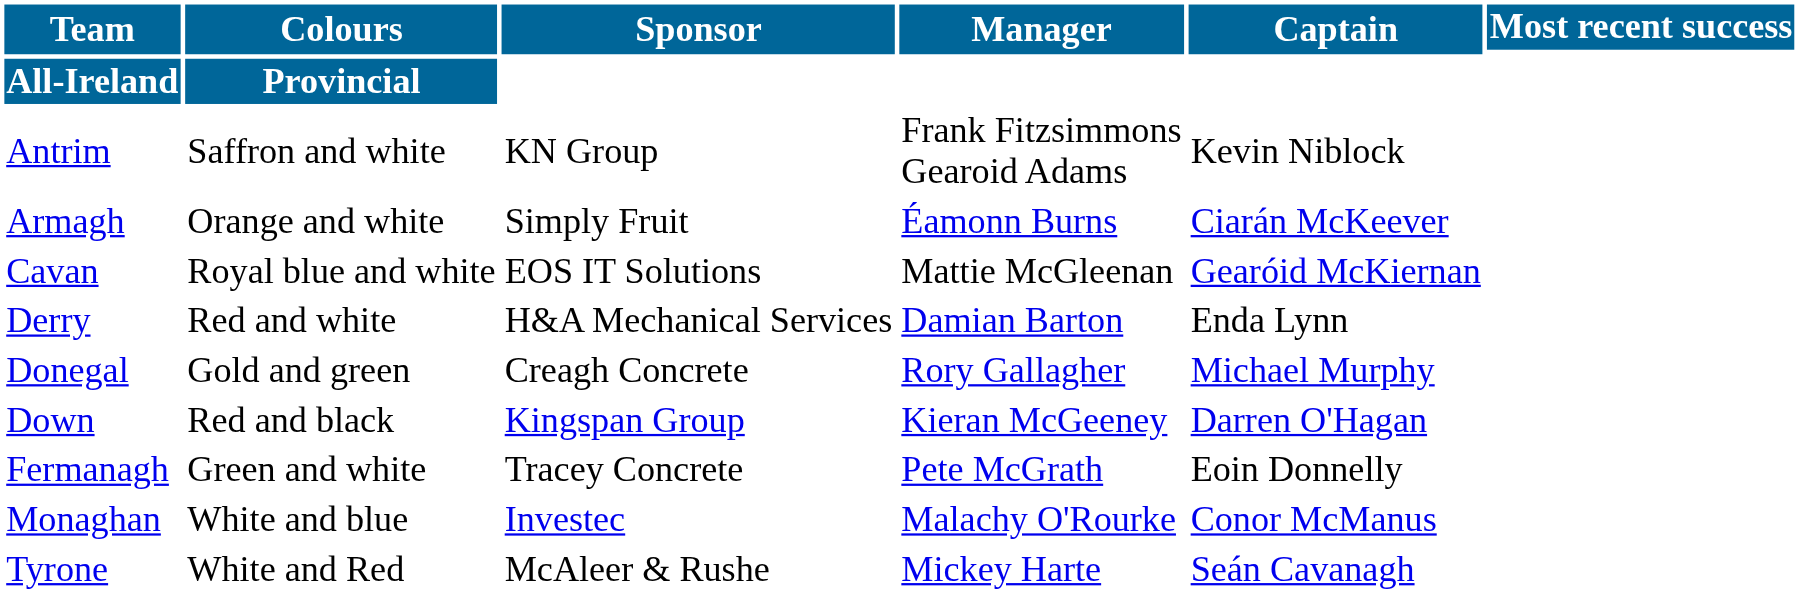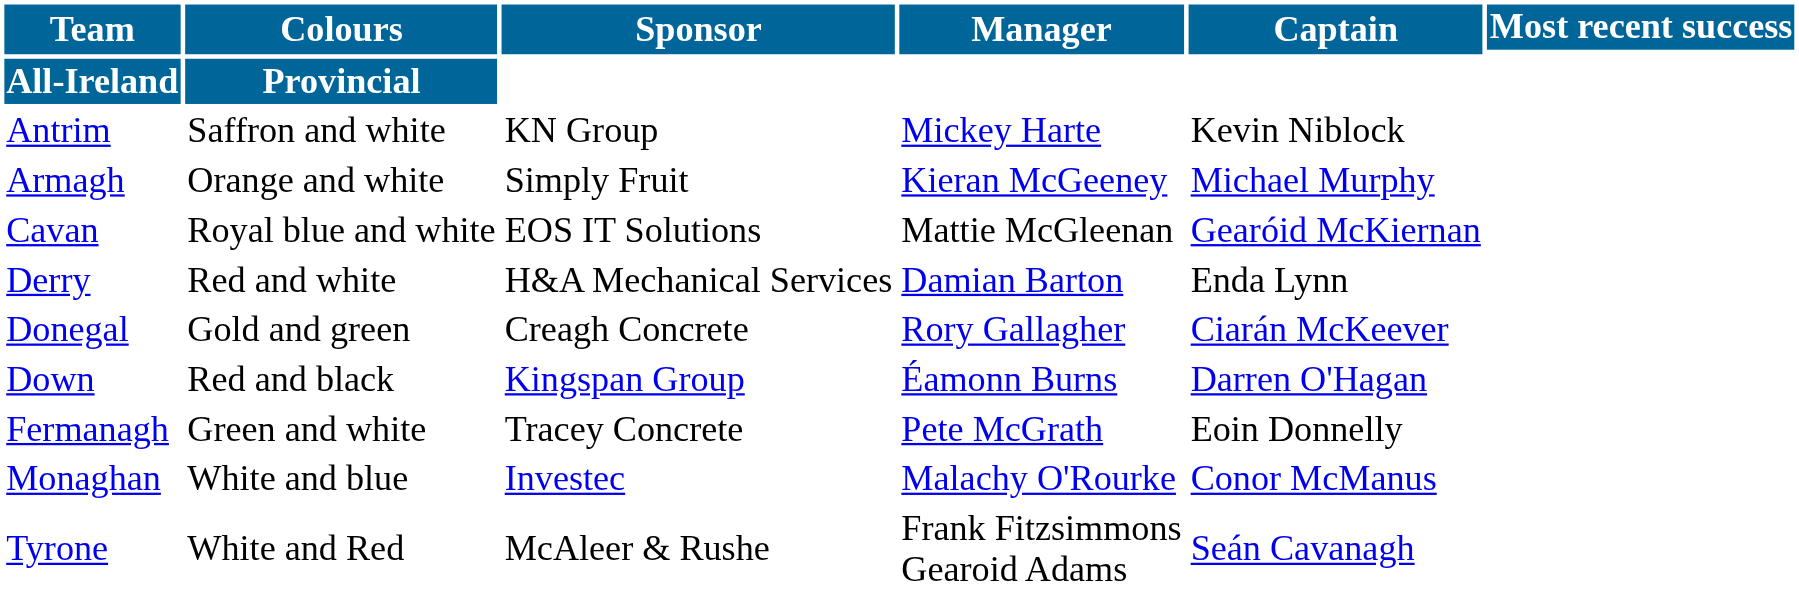(1041, 150) Frank Fitzsimmons Gearoid Adams -> (1001, 130) Mickey Harte
(1009, 220) Éamonn Burns -> (1034, 180) Kieran McGeeney
(1320, 220) Ciarán McKeever -> (1313, 180) Michael Murphy
(1313, 370) Michael Murphy -> (1320, 329) Ciarán McKeever
(1034, 419) Kieran McGeeney -> (1009, 379) Éamonn Burns
(1001, 568) Mickey Harte -> (1041, 548) Frank Fitzsimmons Gearoid Adams
